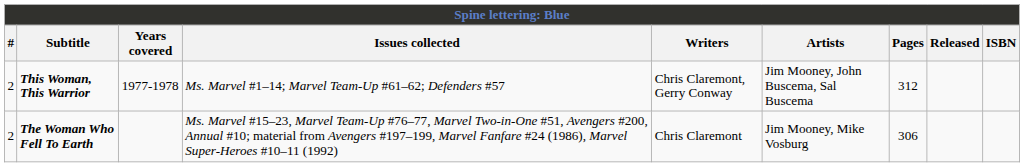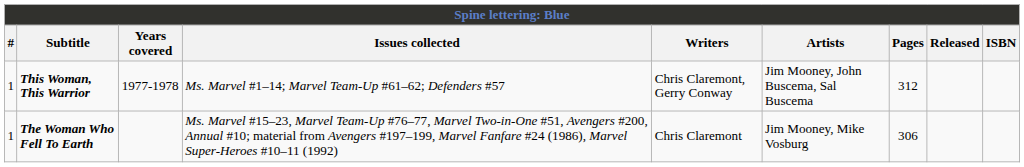(11, 86) 2 -> (11, 86) 1
(11, 136) 2 -> (11, 136) 1
